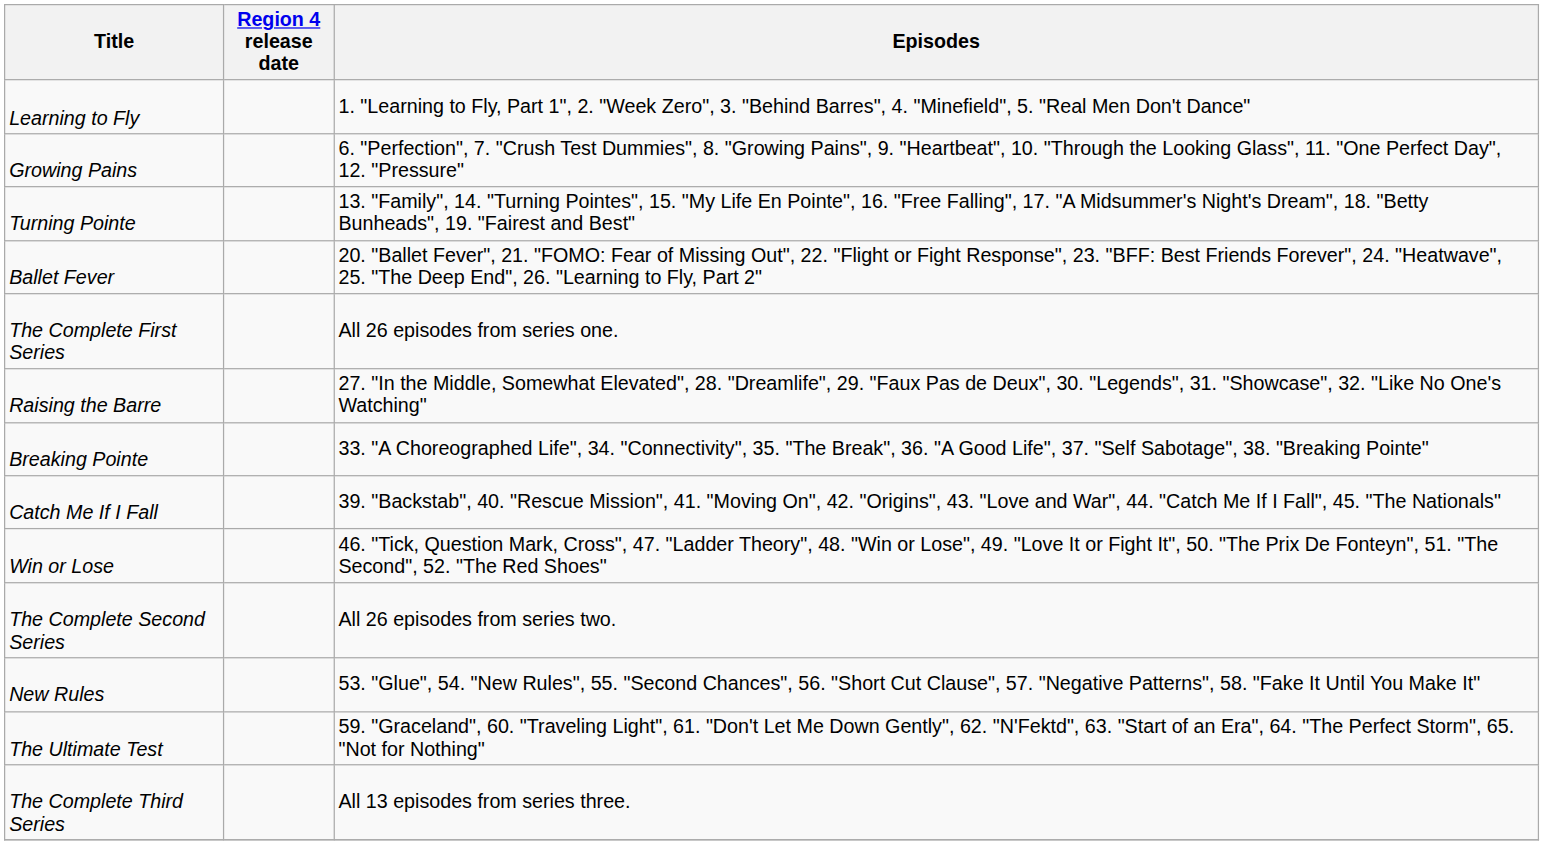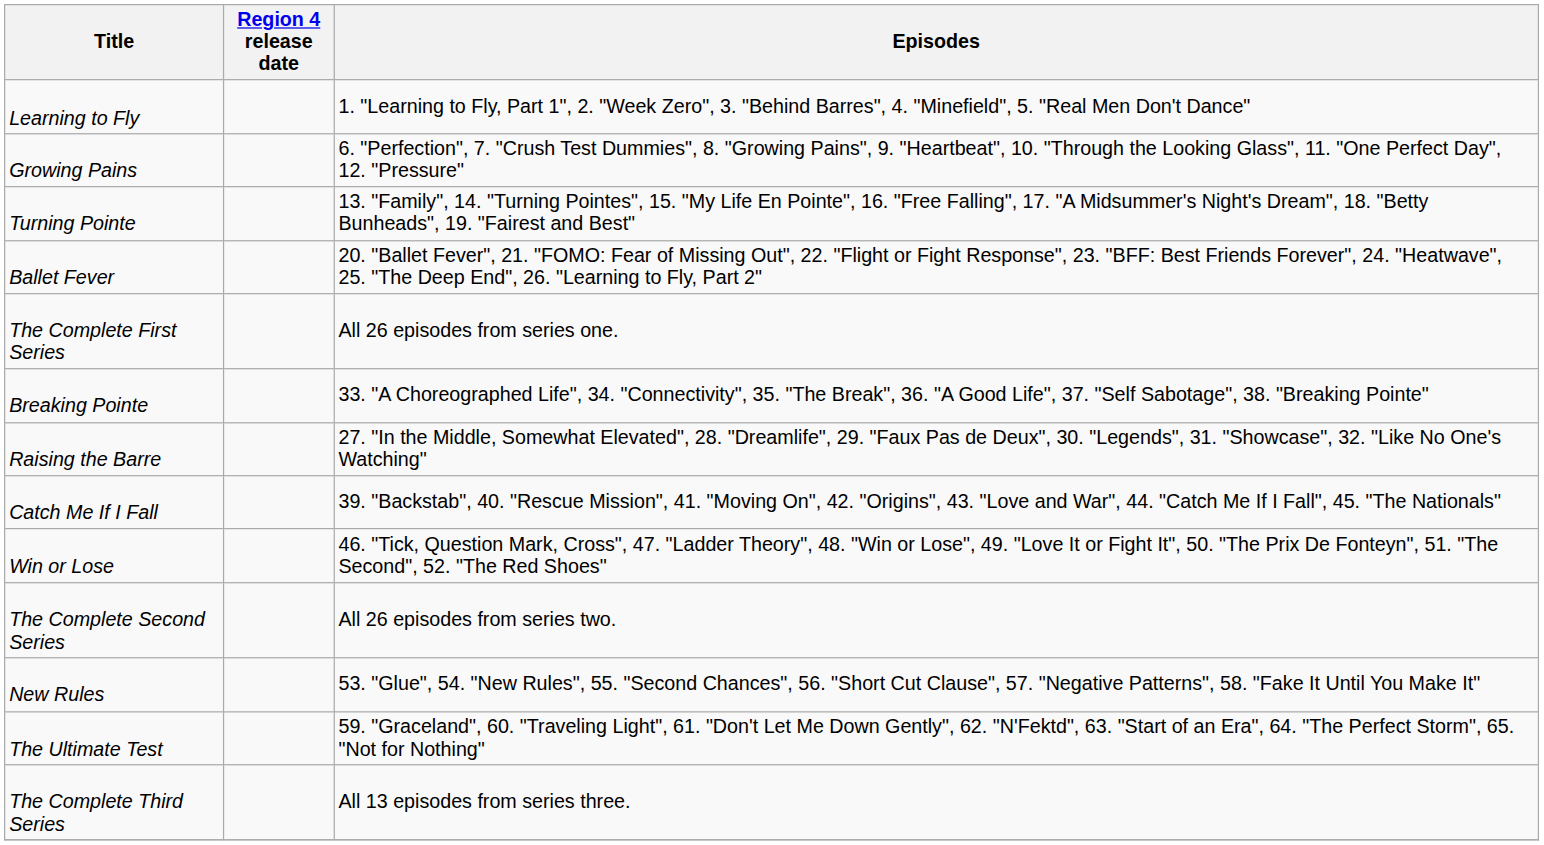rows swapped: (85, 406) <-> (79, 459)
